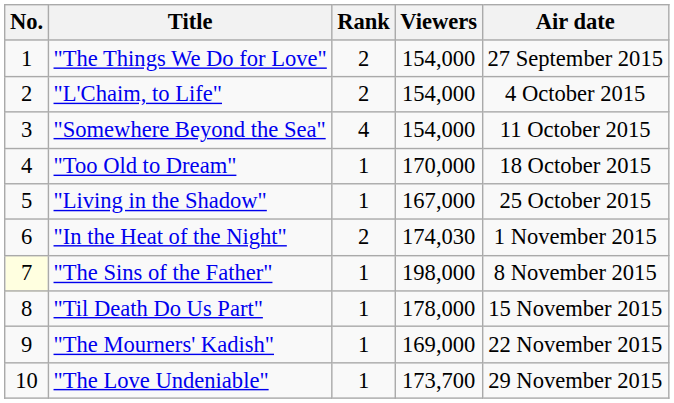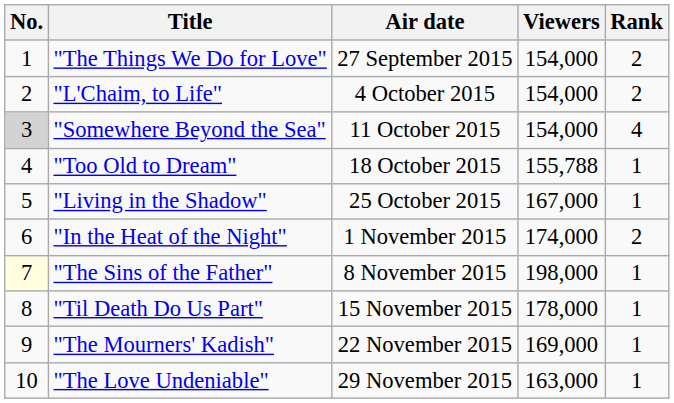columns swapped: (575, 22) <-> (364, 22)
(27, 129) no background -> (27, 129) lightgrey background
(439, 165) 170,000 -> (561, 165) 155,788
(439, 237) 174,030 -> (561, 237) 174,000
(439, 380) 173,700 -> (561, 380) 163,000
